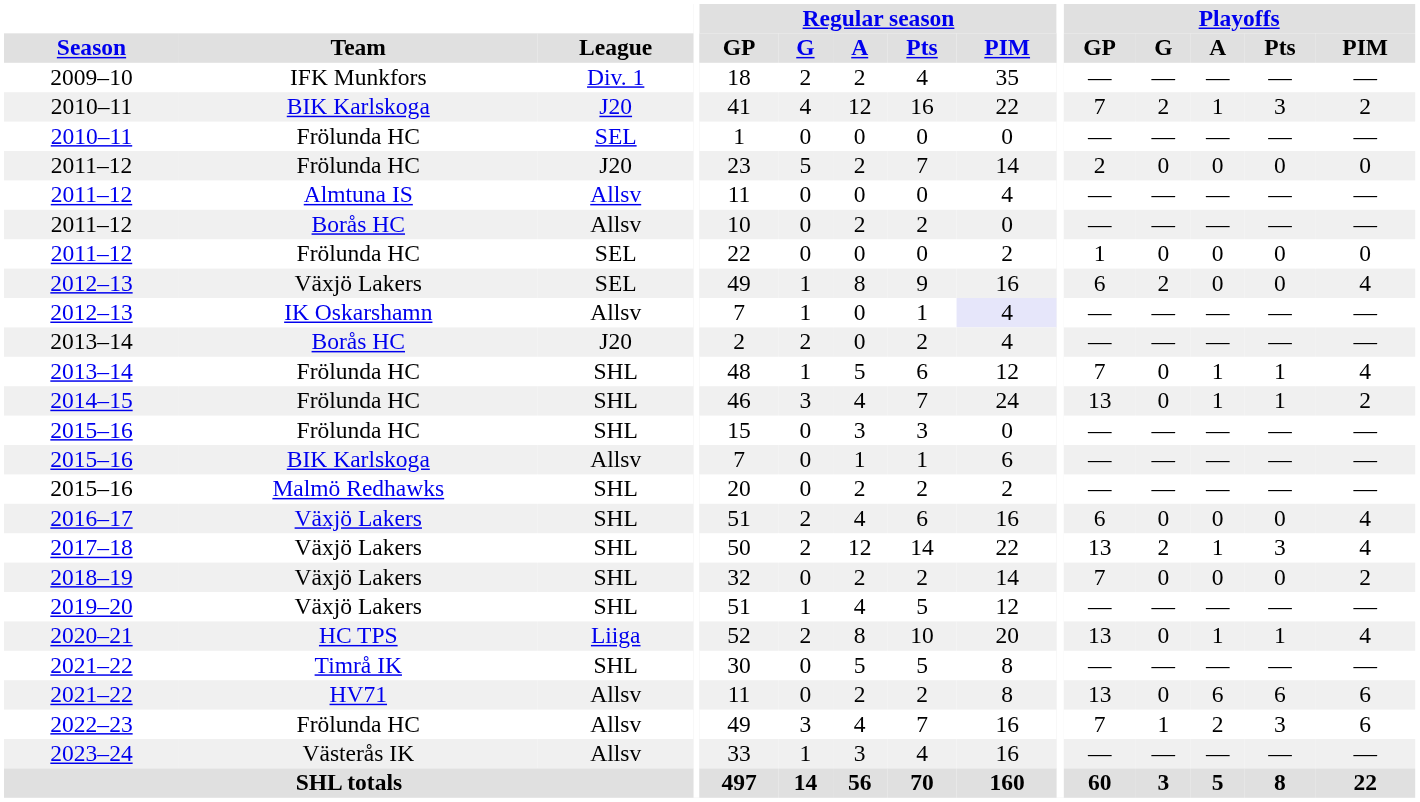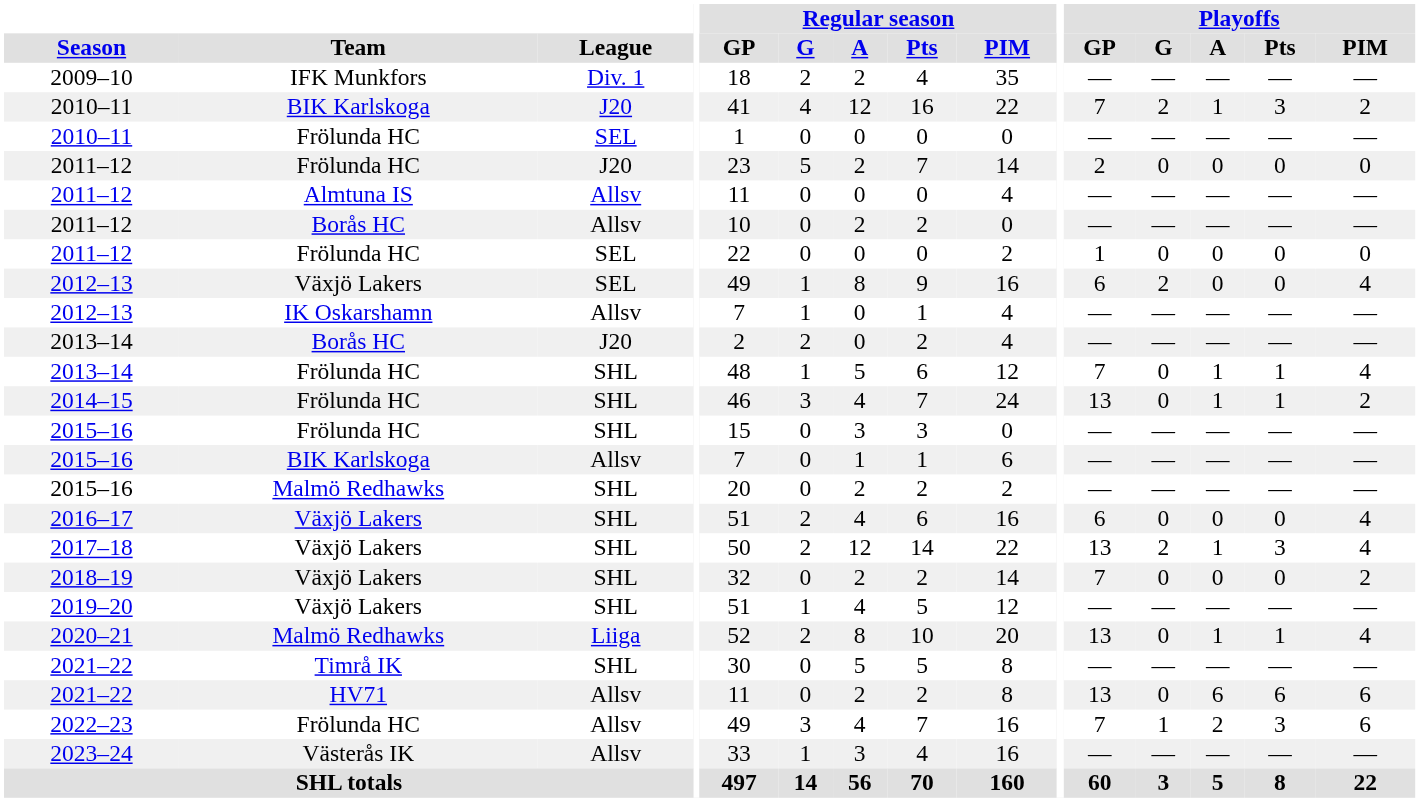(1007, 312) lavender background -> (1007, 312) no background
(358, 635) HC TPS -> (358, 635) Malmö Redhawks
